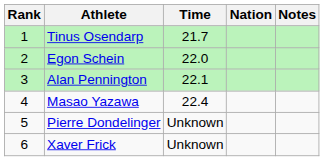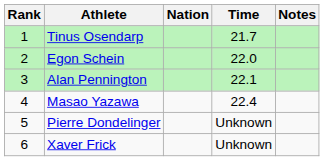columns swapped: (251, 15) <-> (195, 15)
